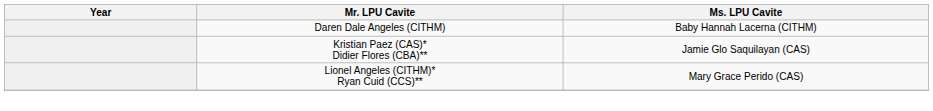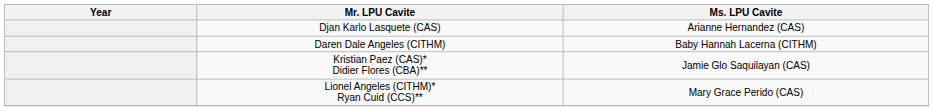+ row: (380, 28)
